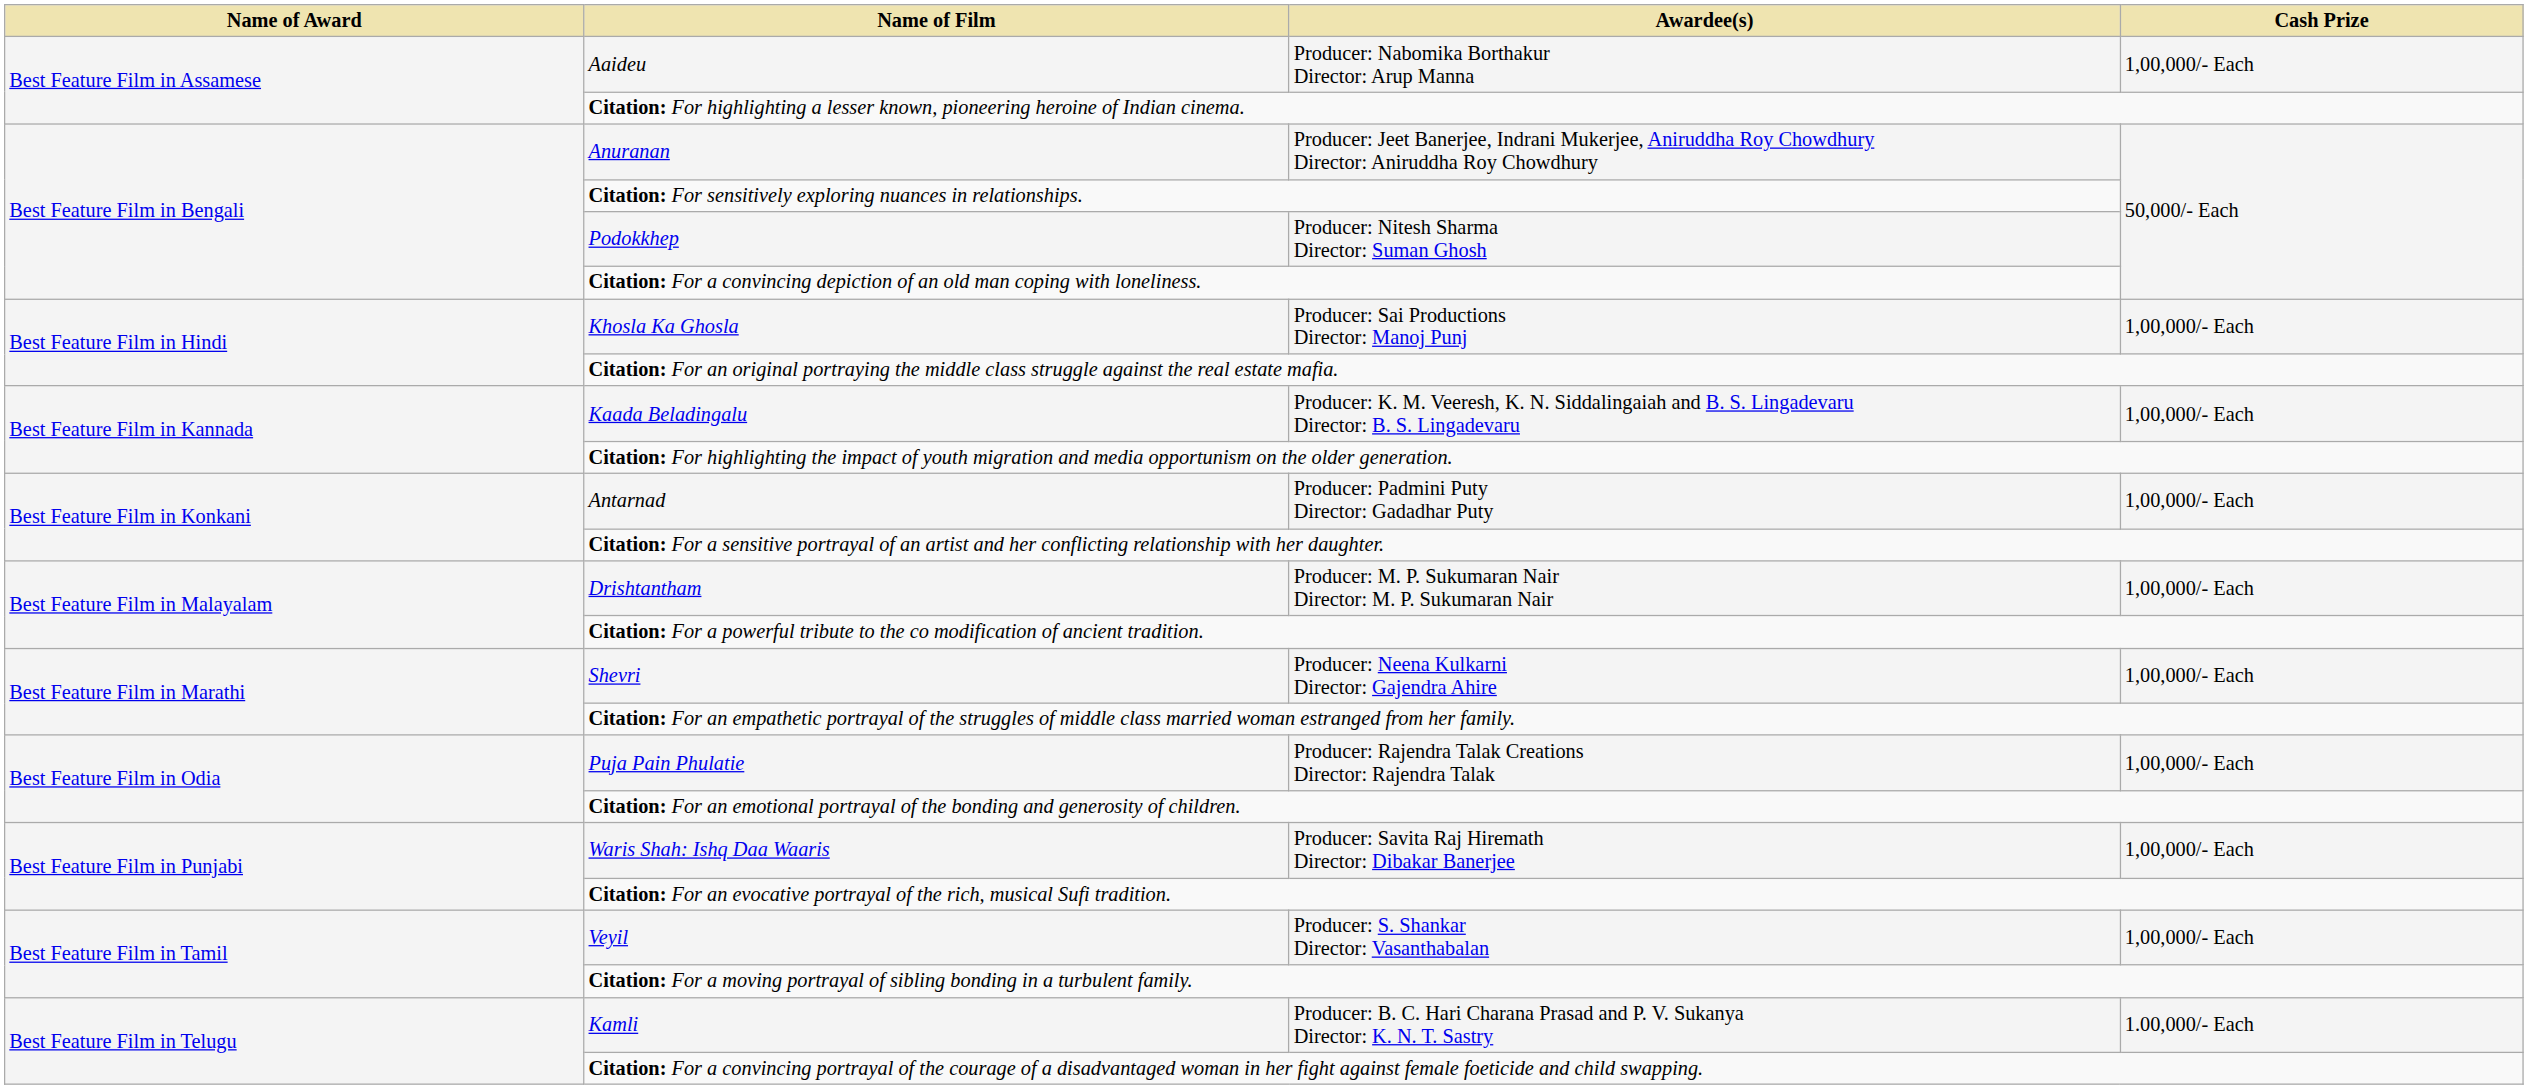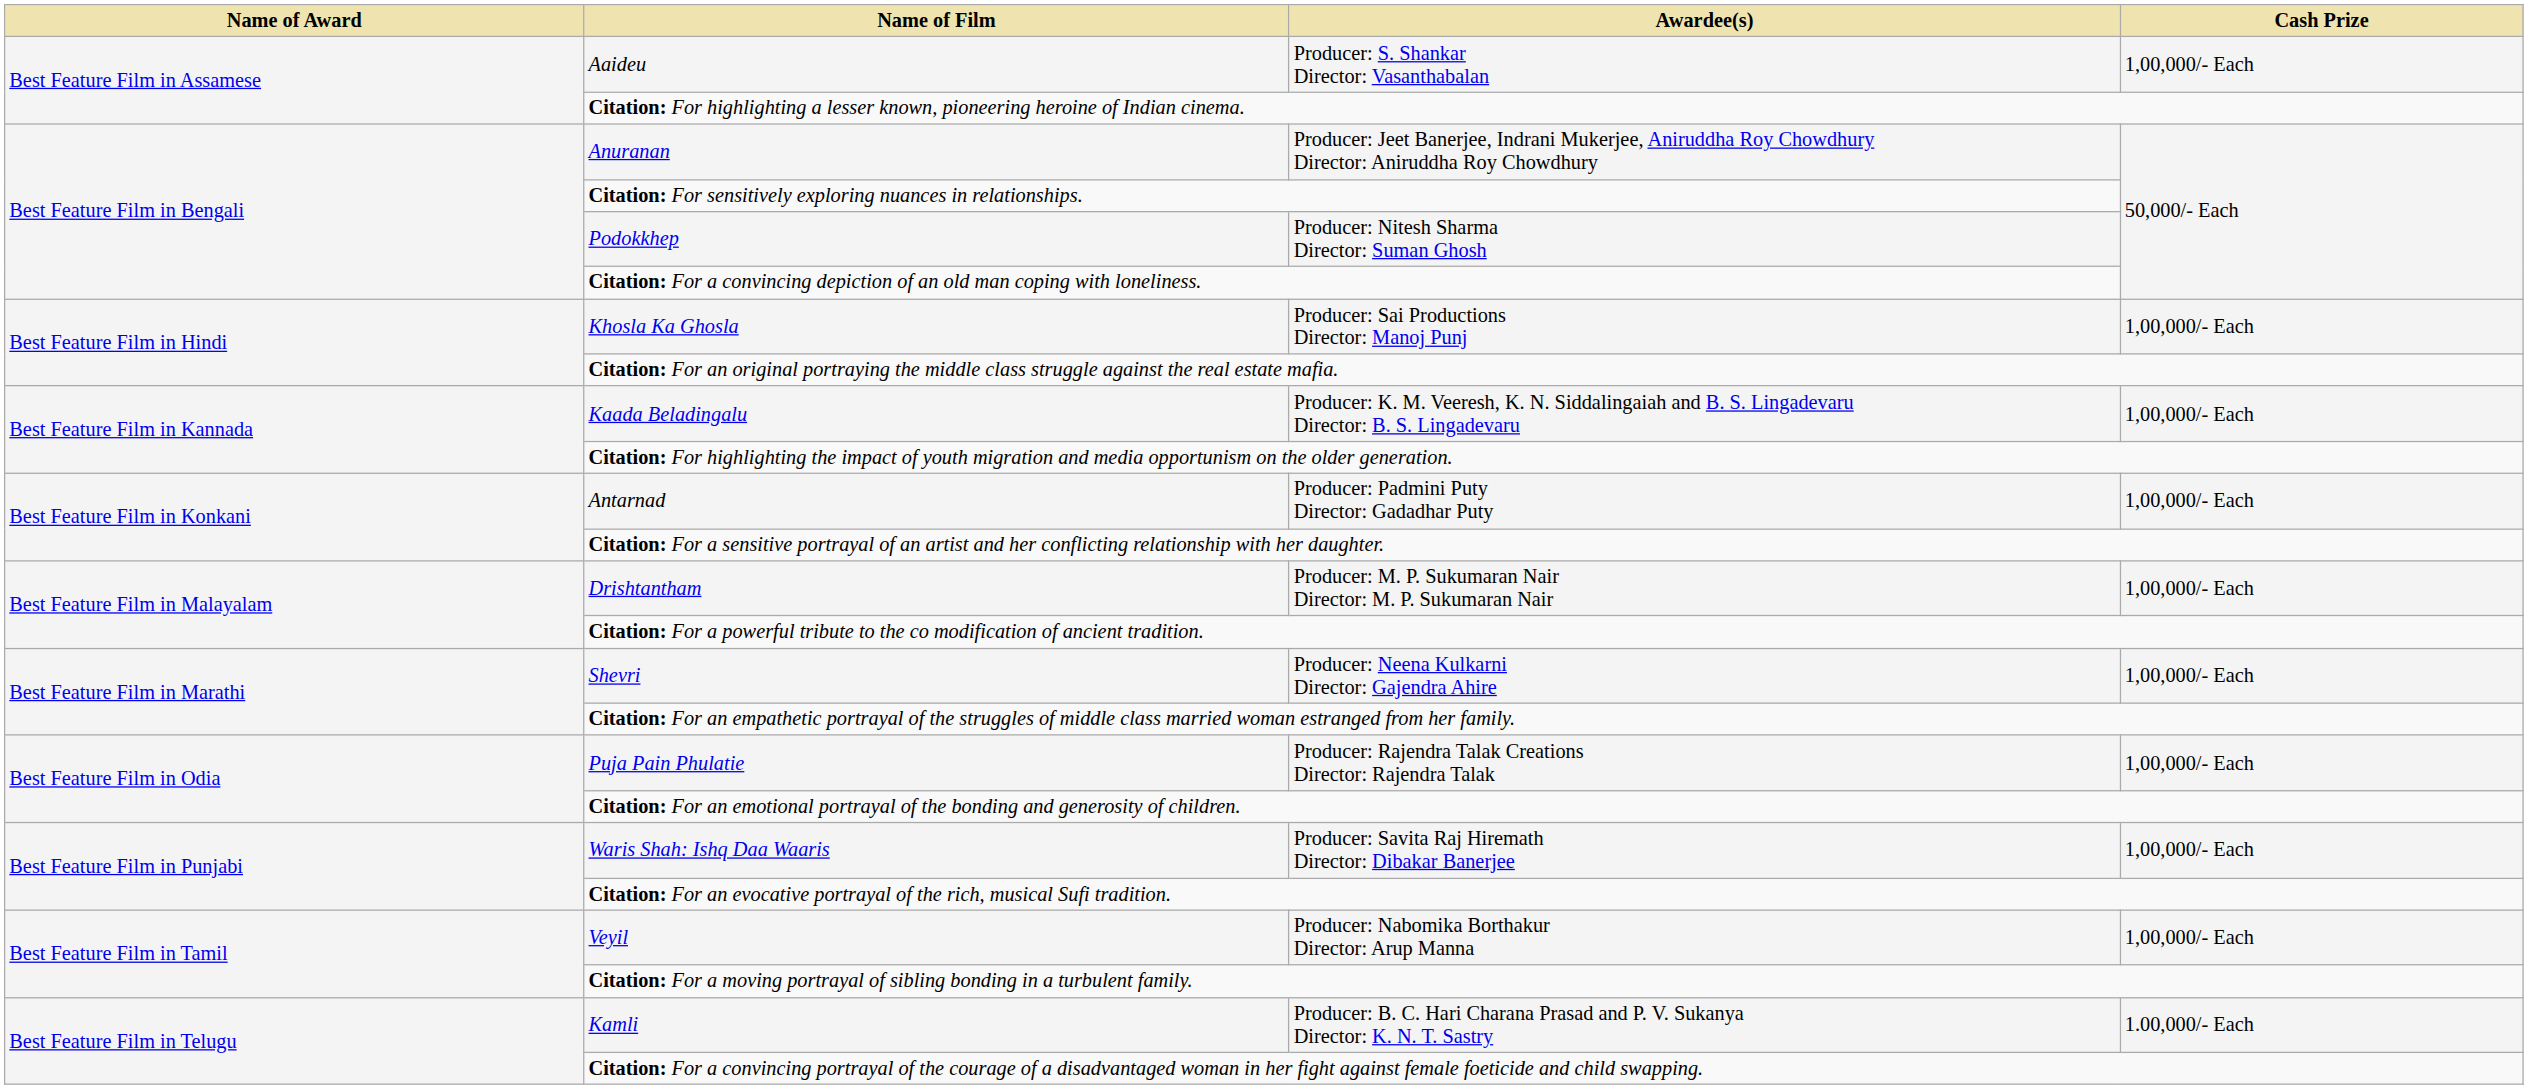(1422, 64) Producer: Nabomika Borthakur Director: Arup Manna -> (1391, 64) Producer: S. Shankar Director: Vasanthabalan
(1391, 937) Producer: S. Shankar Director: Vasanthabalan -> (1422, 937) Producer: Nabomika Borthakur Director: Arup Manna
